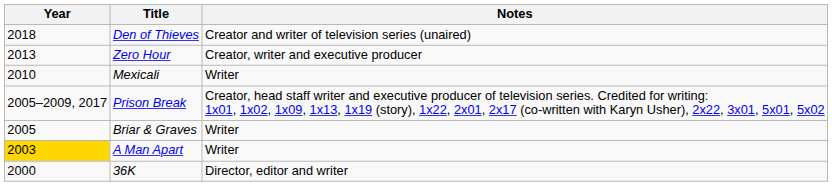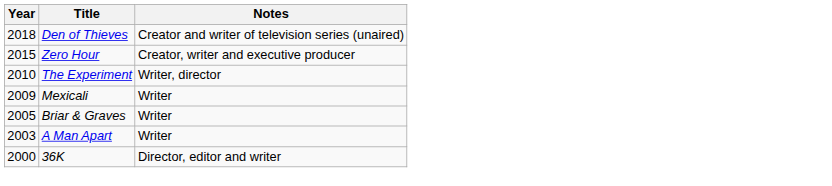(22, 55) 2013 -> (22, 55) 2015
+ row: (87, 75)
(22, 75) 2010 -> (22, 95) 2009
- row: (150, 103)
(22, 150) gold background -> (22, 136) no background
